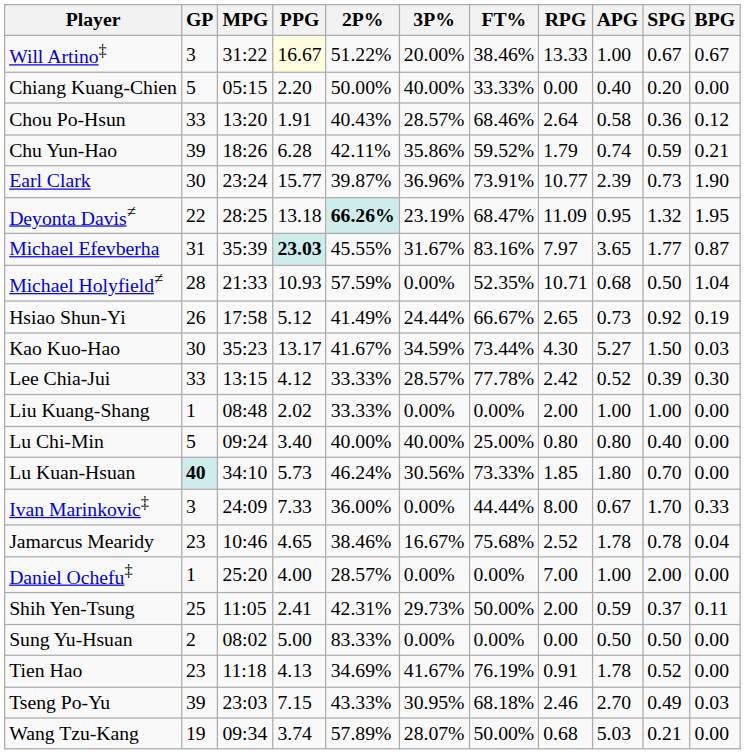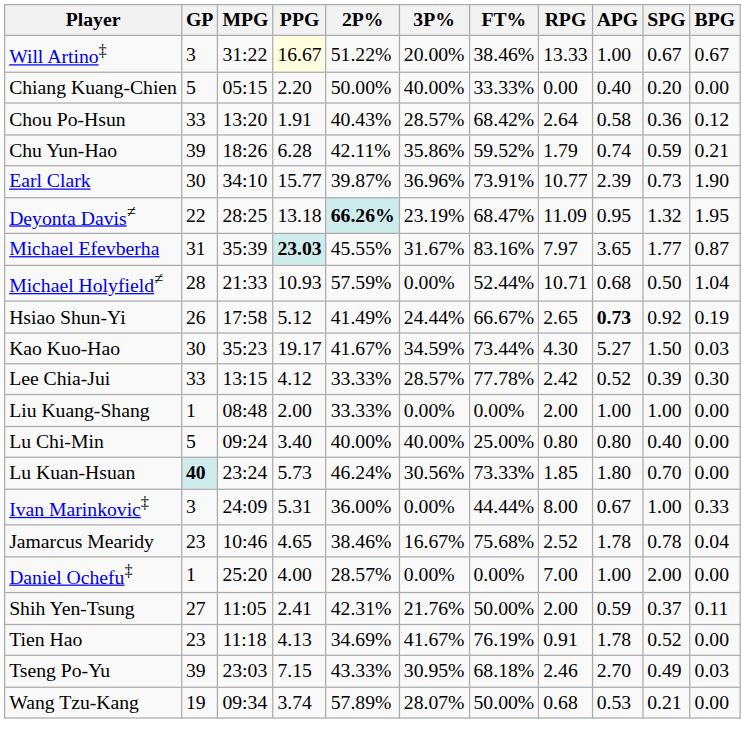(504, 119) 68.46% -> (504, 119) 68.42%
(245, 181) 23:24 -> (245, 181) 34:10
(504, 283) 52.35% -> (504, 283) 52.44%
(614, 316) normal -> (614, 316) bold
(300, 348) 13.17 -> (300, 348) 19.17
(295, 410) 2.02 -> (295, 410) 2.00
(245, 473) 34:10 -> (245, 473) 23:24
(295, 506) 7.33 -> (295, 506) 5.31
(664, 506) 1.70 -> (664, 506) 1.00
(196, 608) 25 -> (196, 608) 27
(434, 608) 29.73% -> (434, 608) 21.76%
- row: (71, 639)
(614, 733) 5.03 -> (614, 702) 0.53
